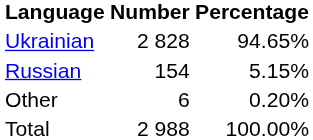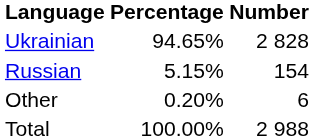columns swapped: (150, 12) <-> (252, 12)
